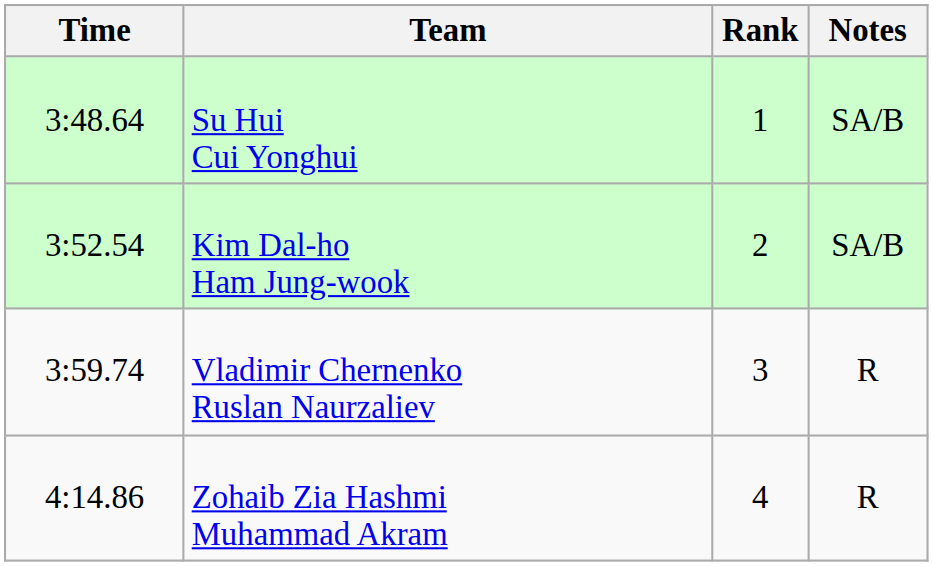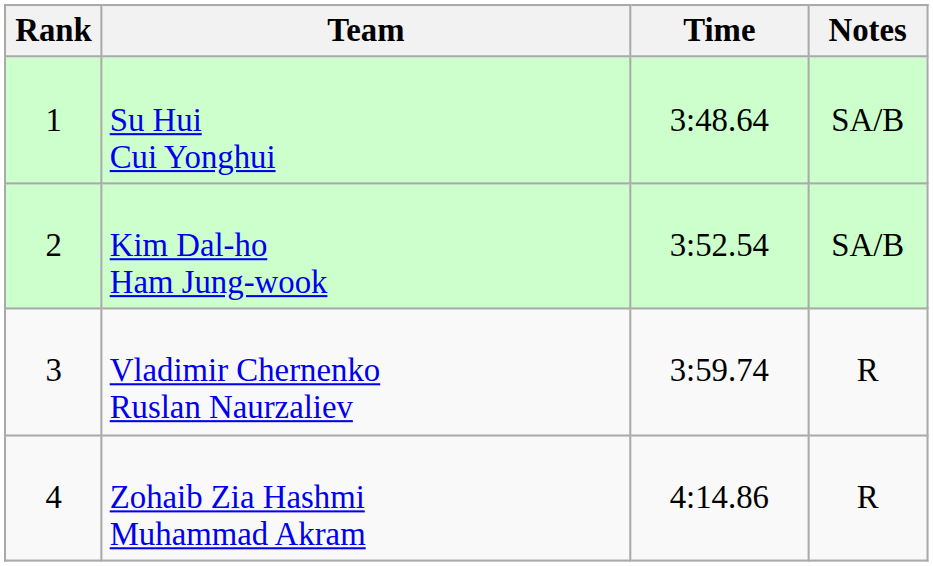columns swapped: (760, 30) <-> (95, 30)
